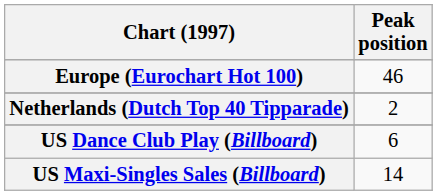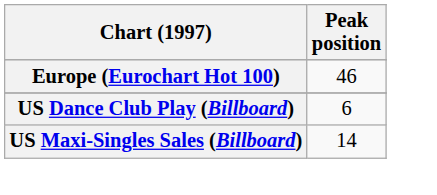- row: (179, 108)
